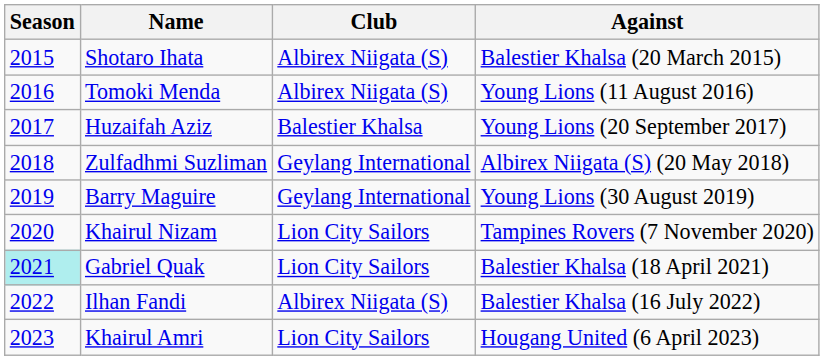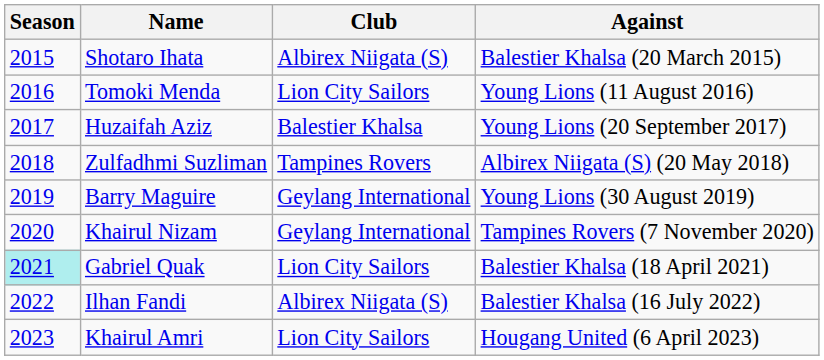(363, 92) Albirex Niigata (S) -> (353, 92) Lion City Sailors
(374, 162) Geylang International -> (354, 162) Tampines Rovers
(353, 232) Lion City Sailors -> (374, 232) Geylang International
